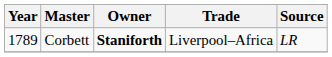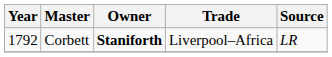(23, 39) 1789 -> (23, 39) 1792
